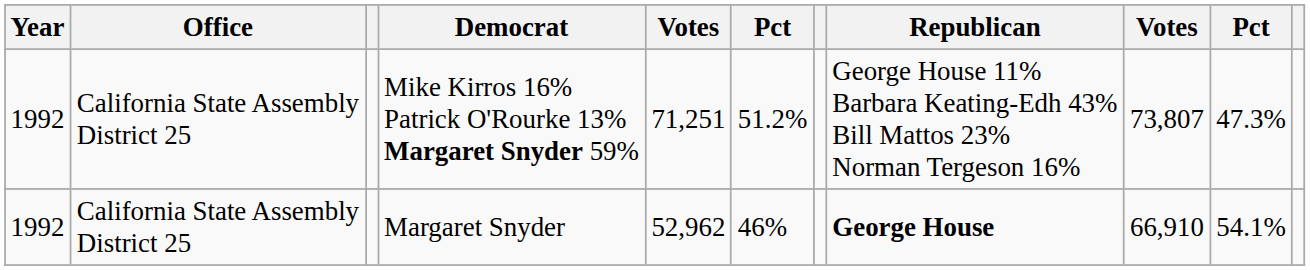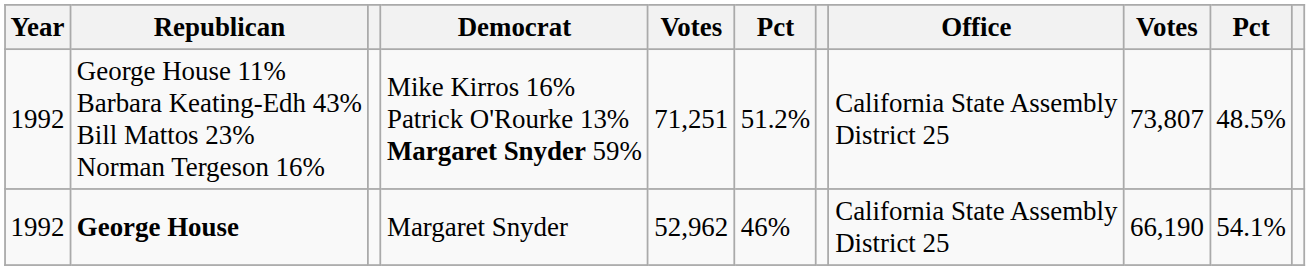columns swapped: (218, 26) <-> (975, 26)
(1251, 118) 47.3% -> (1251, 118) 48.5%
(1167, 226) 66,910 -> (1167, 226) 66,190
